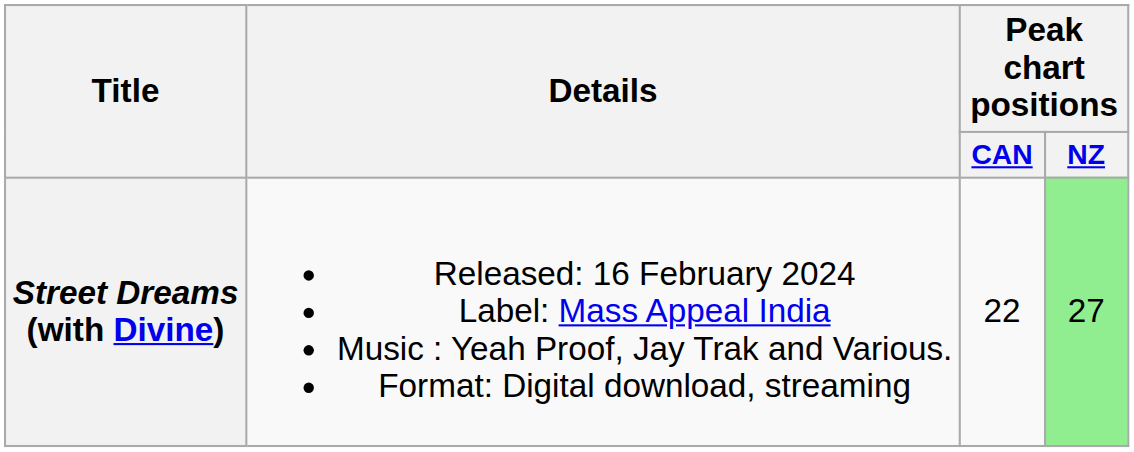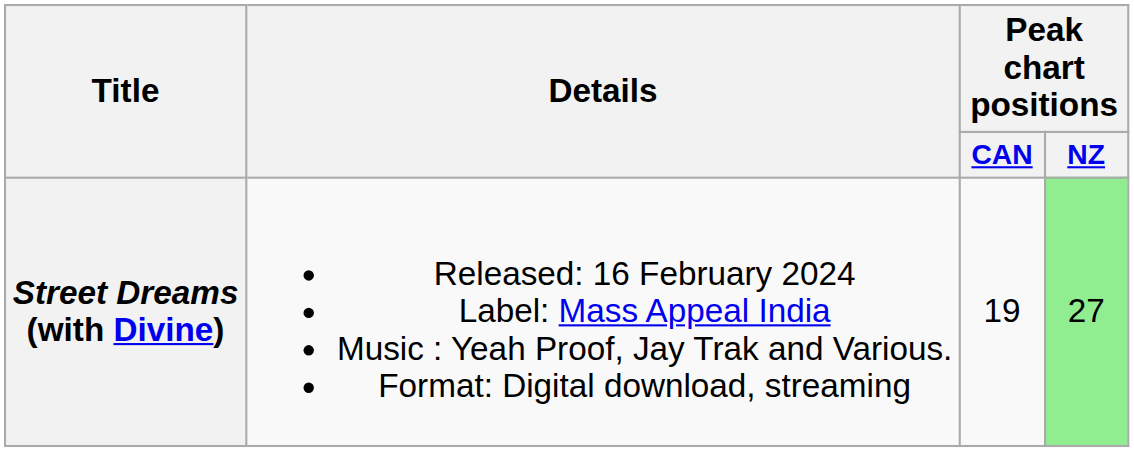(1002, 311) 22 -> (1002, 311) 19
